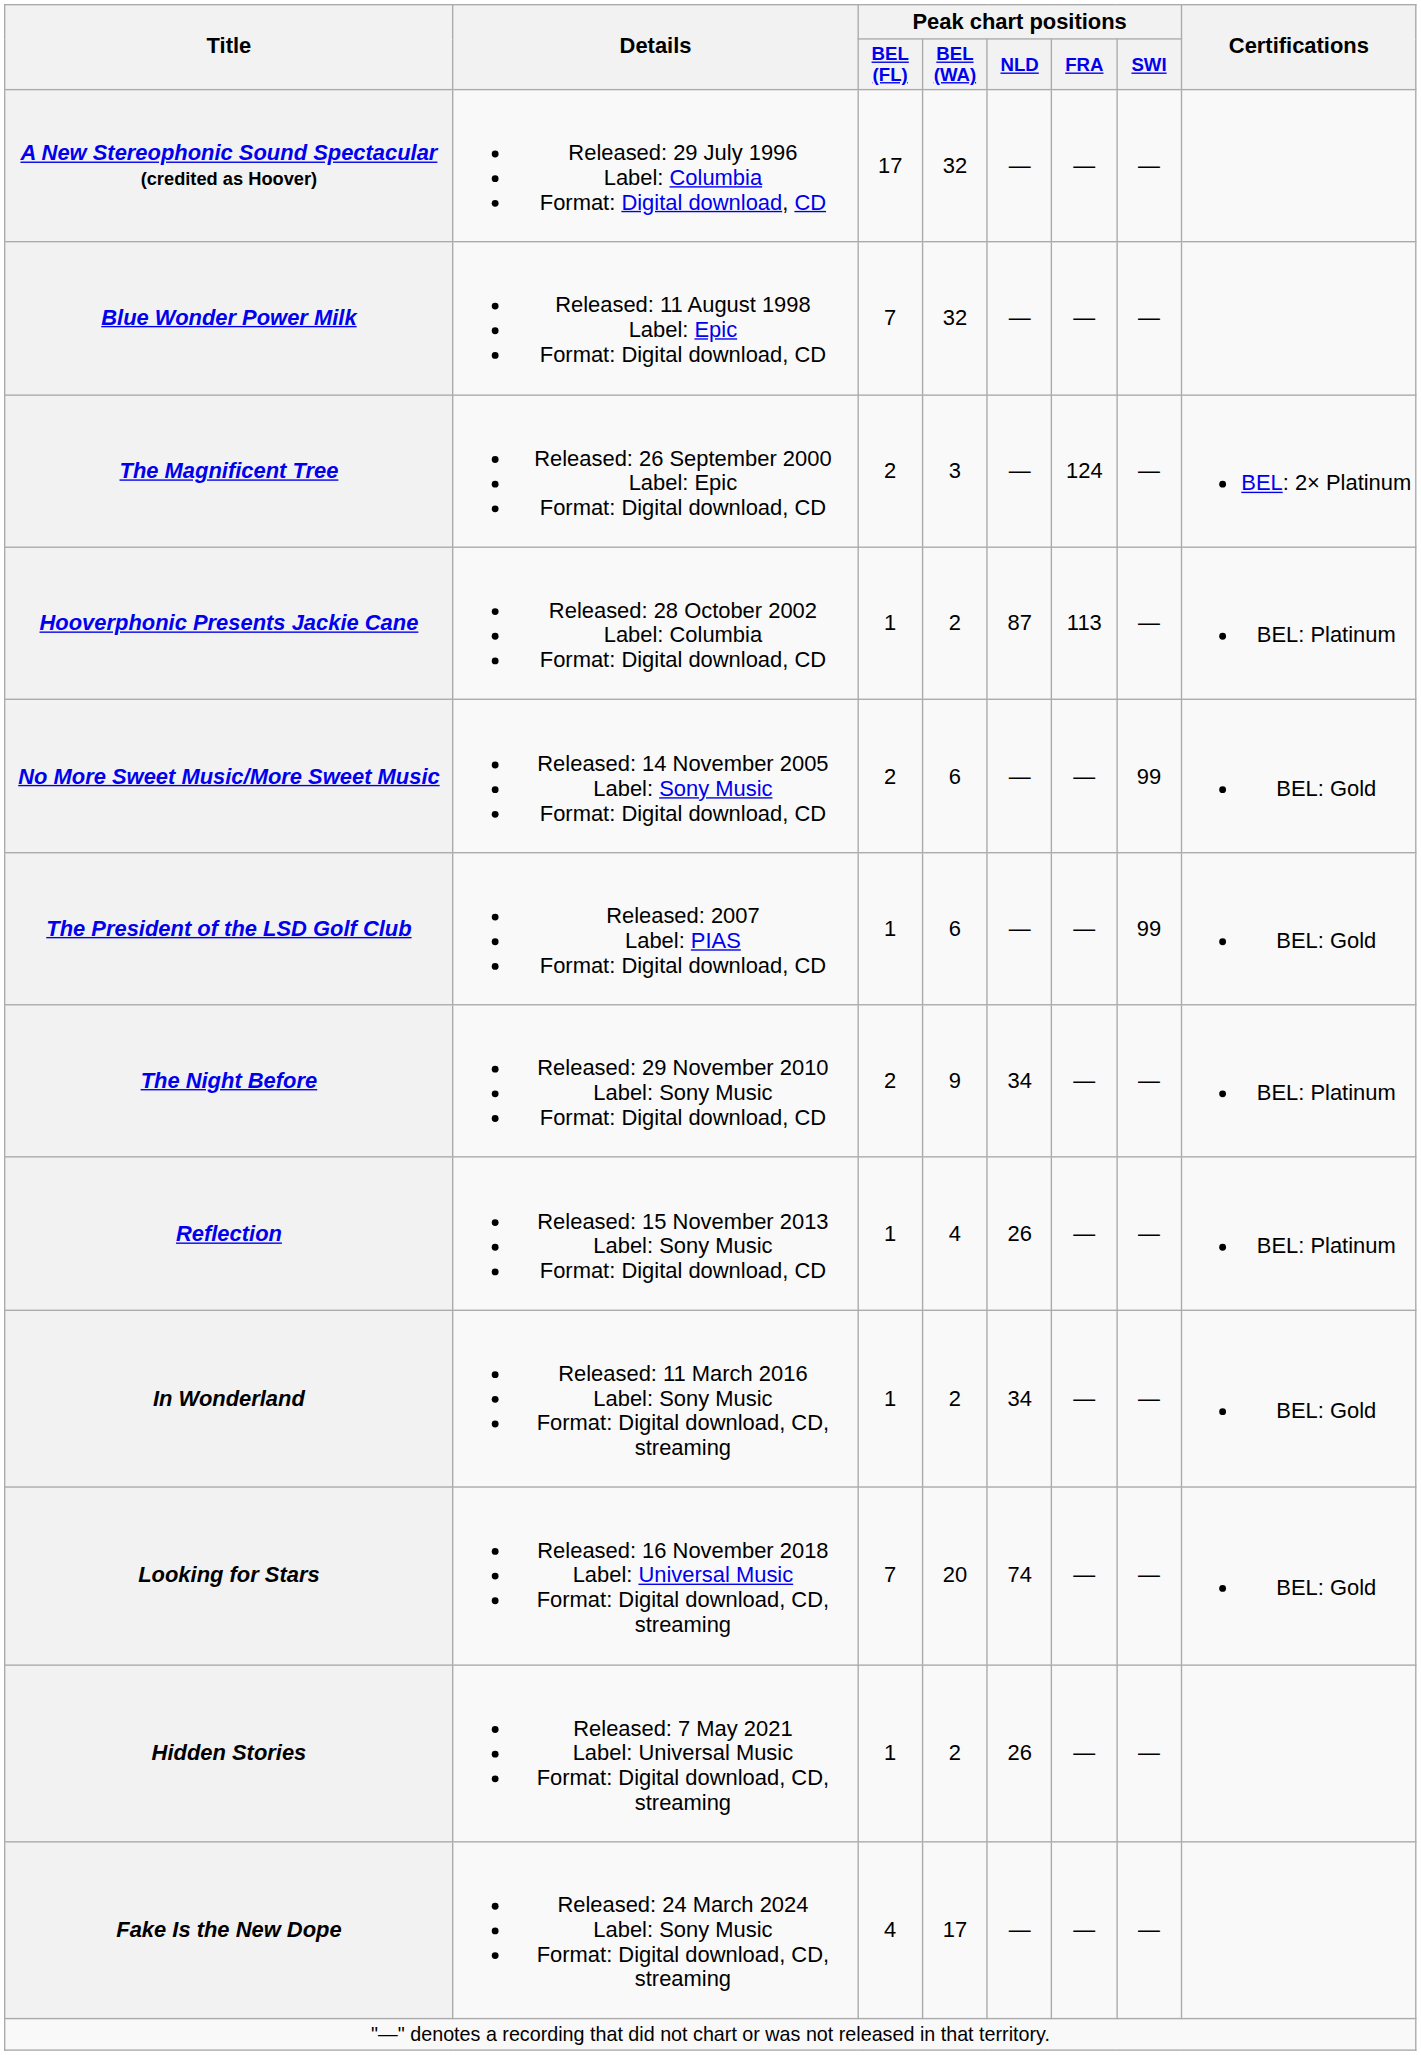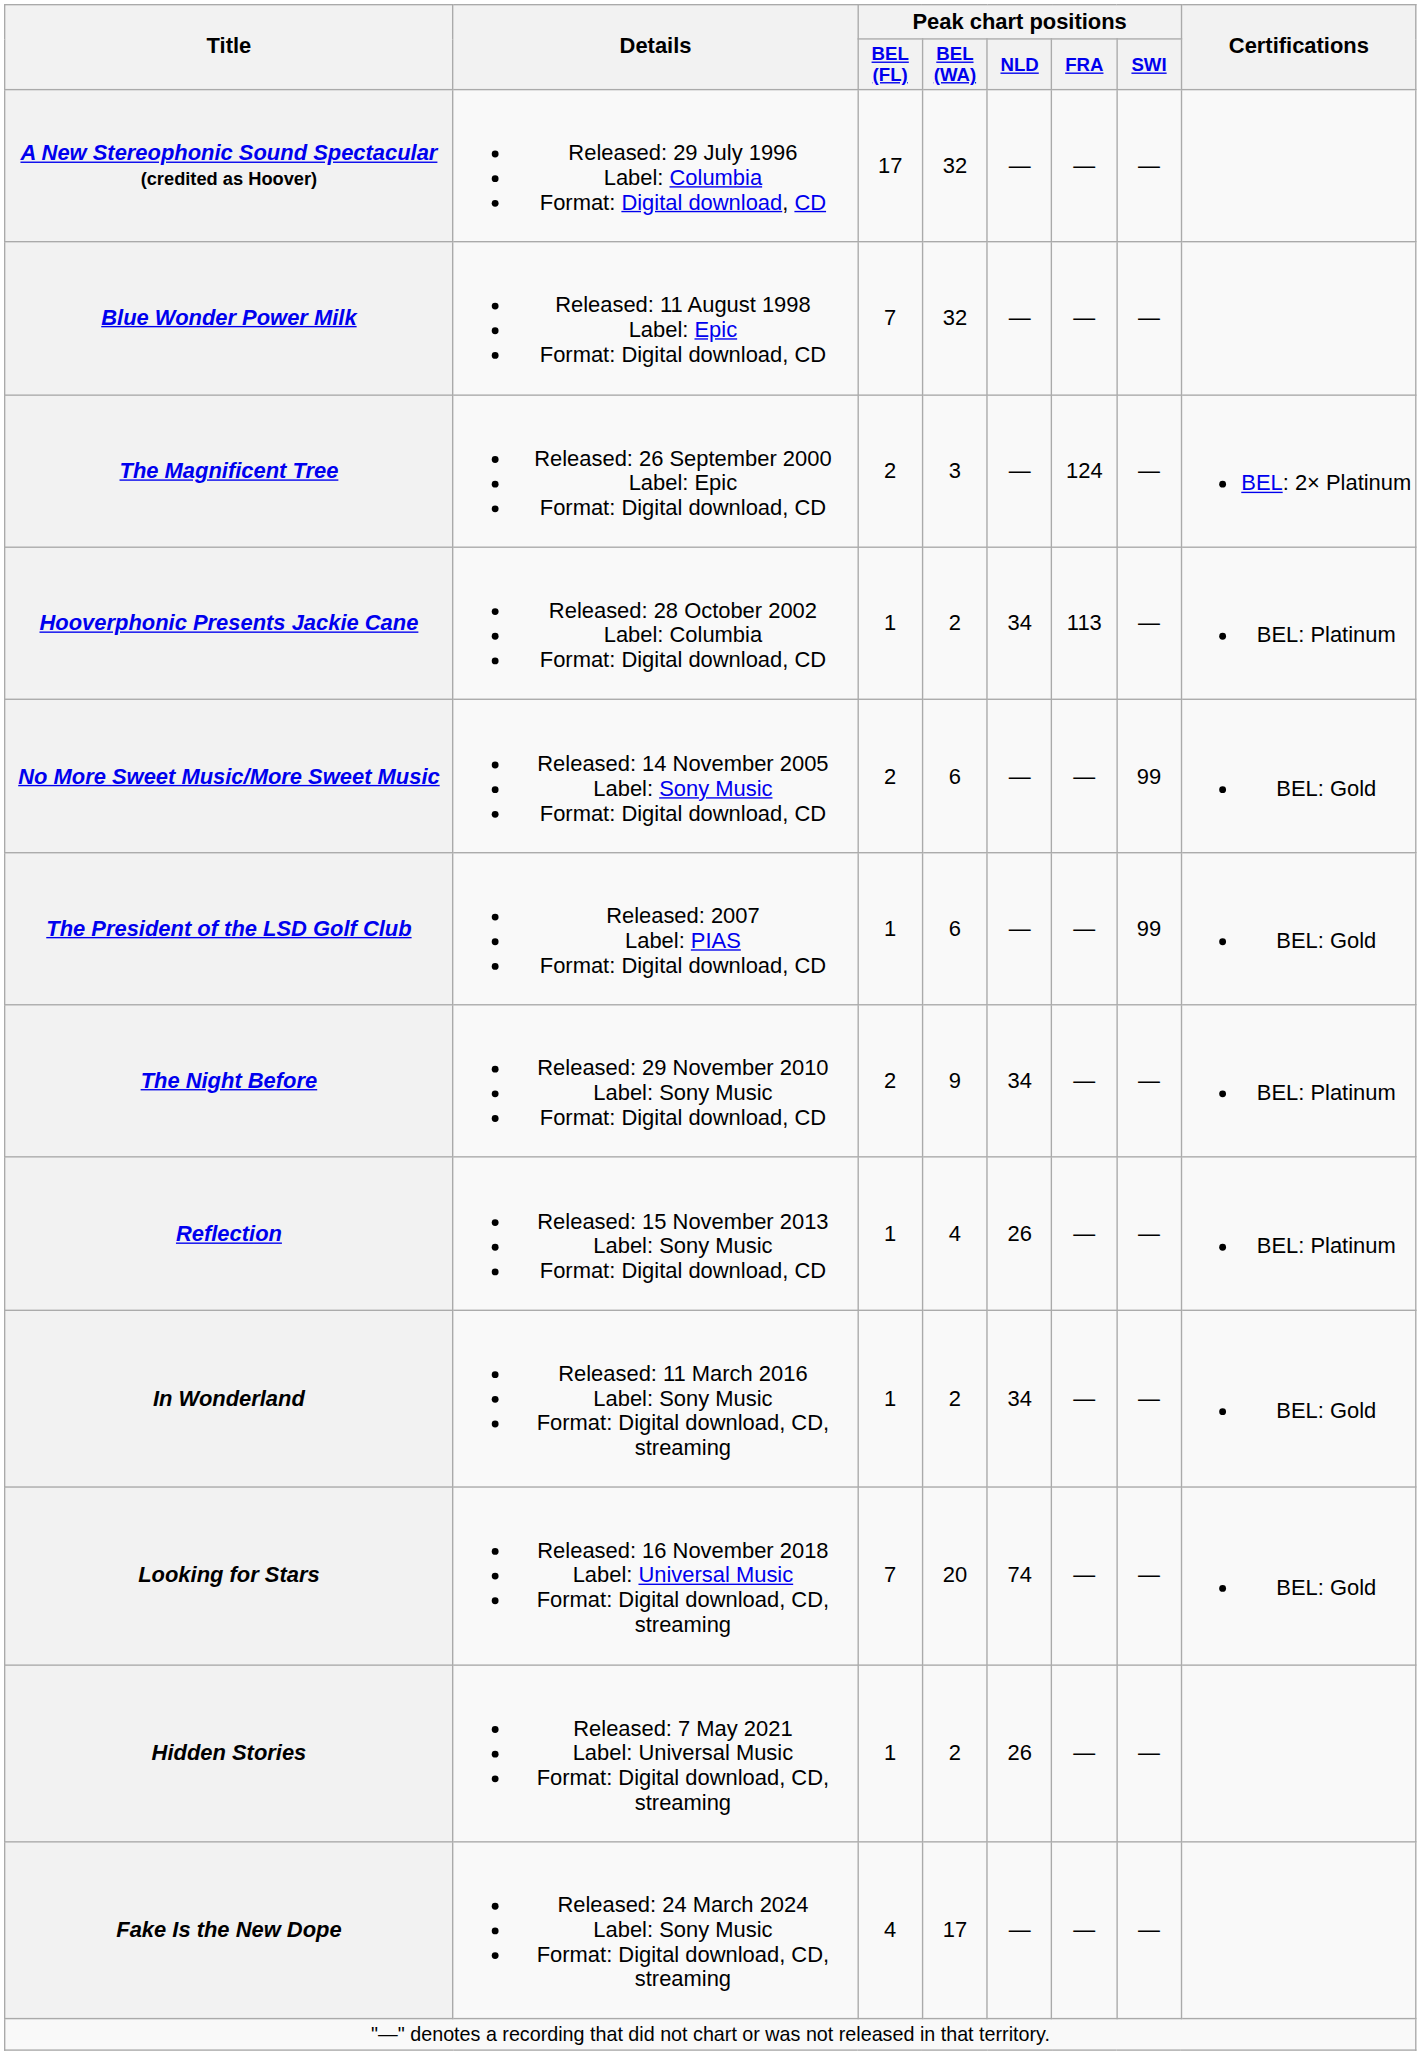(1020, 623) 87 -> (1020, 623) 34
